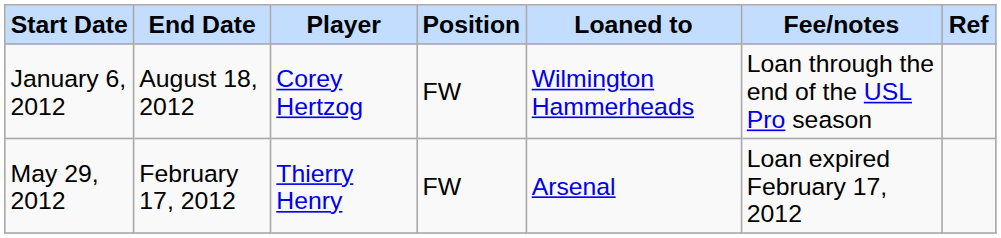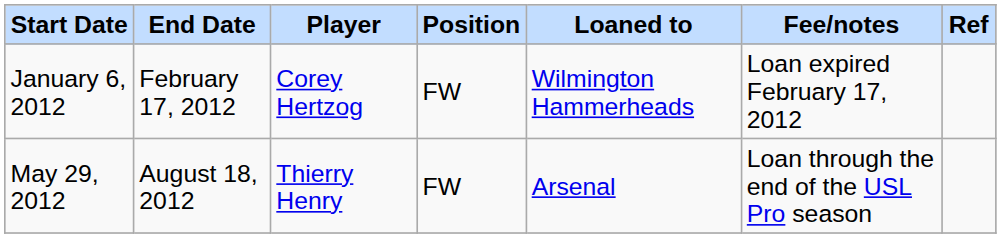(199, 92) August 18, 2012 -> (189, 92) February 17, 2012
(840, 92) Loan through the end of the USL Pro season -> (818, 92) Loan expired February 17, 2012
(189, 186) February 17, 2012 -> (199, 186) August 18, 2012
(818, 186) Loan expired February 17, 2012 -> (840, 186) Loan through the end of the USL Pro season
